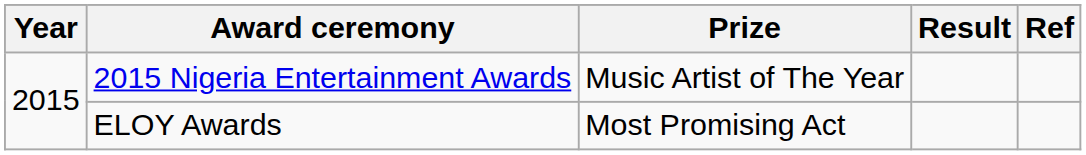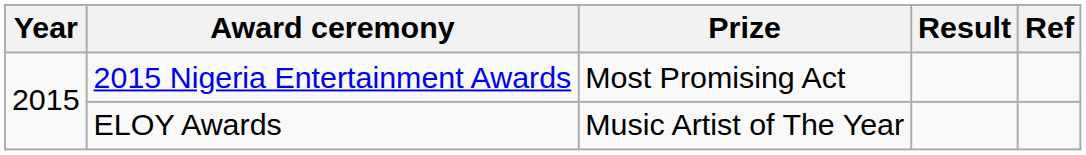(745, 76) Music Artist of The Year -> (715, 76) Most Promising Act
(715, 125) Most Promising Act -> (745, 125) Music Artist of The Year
